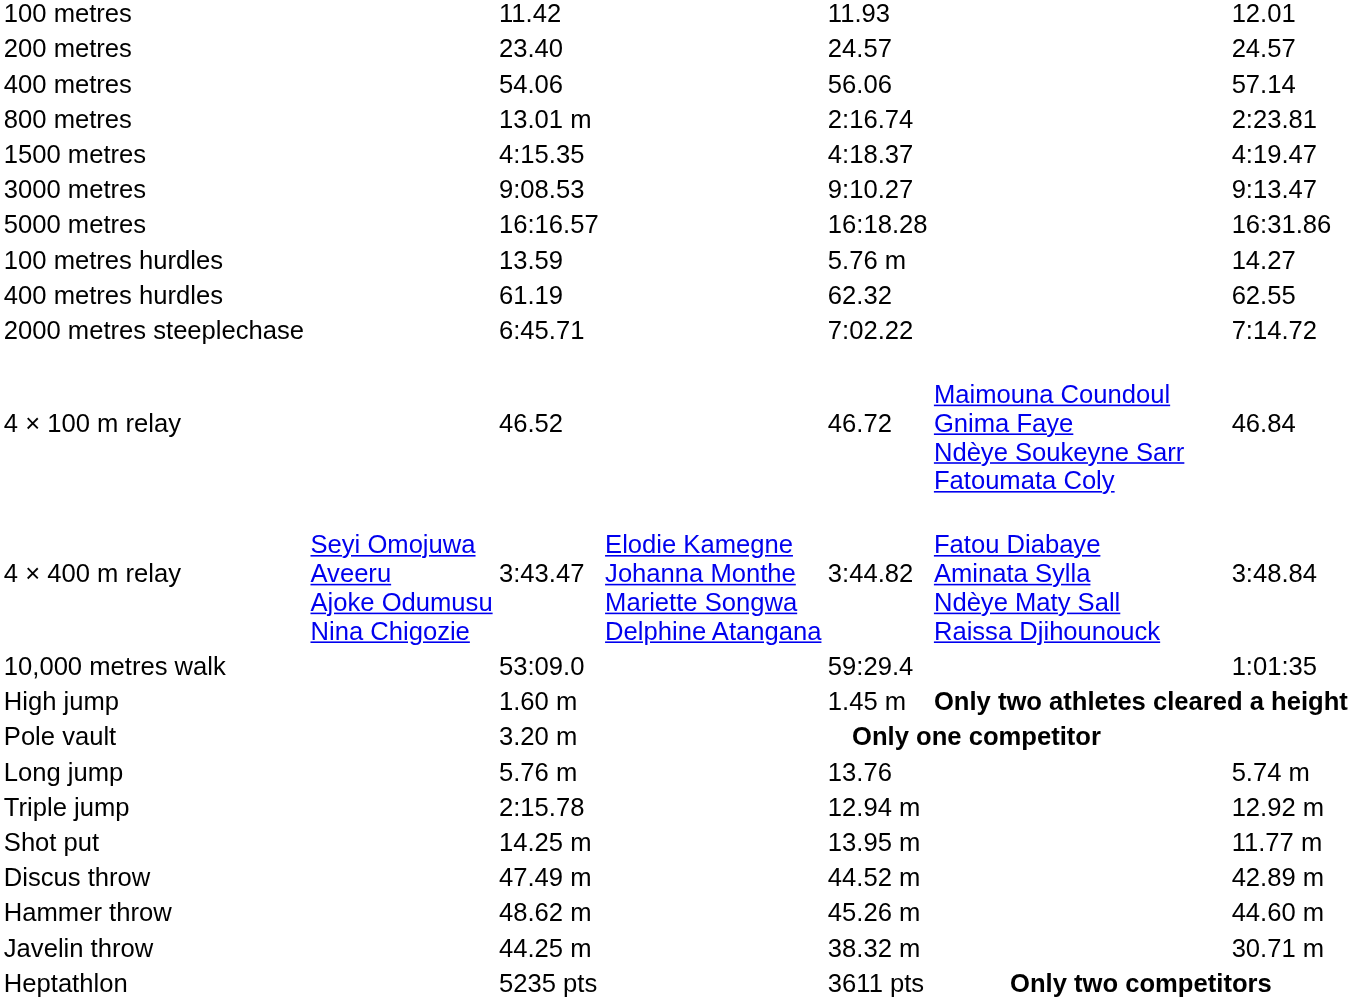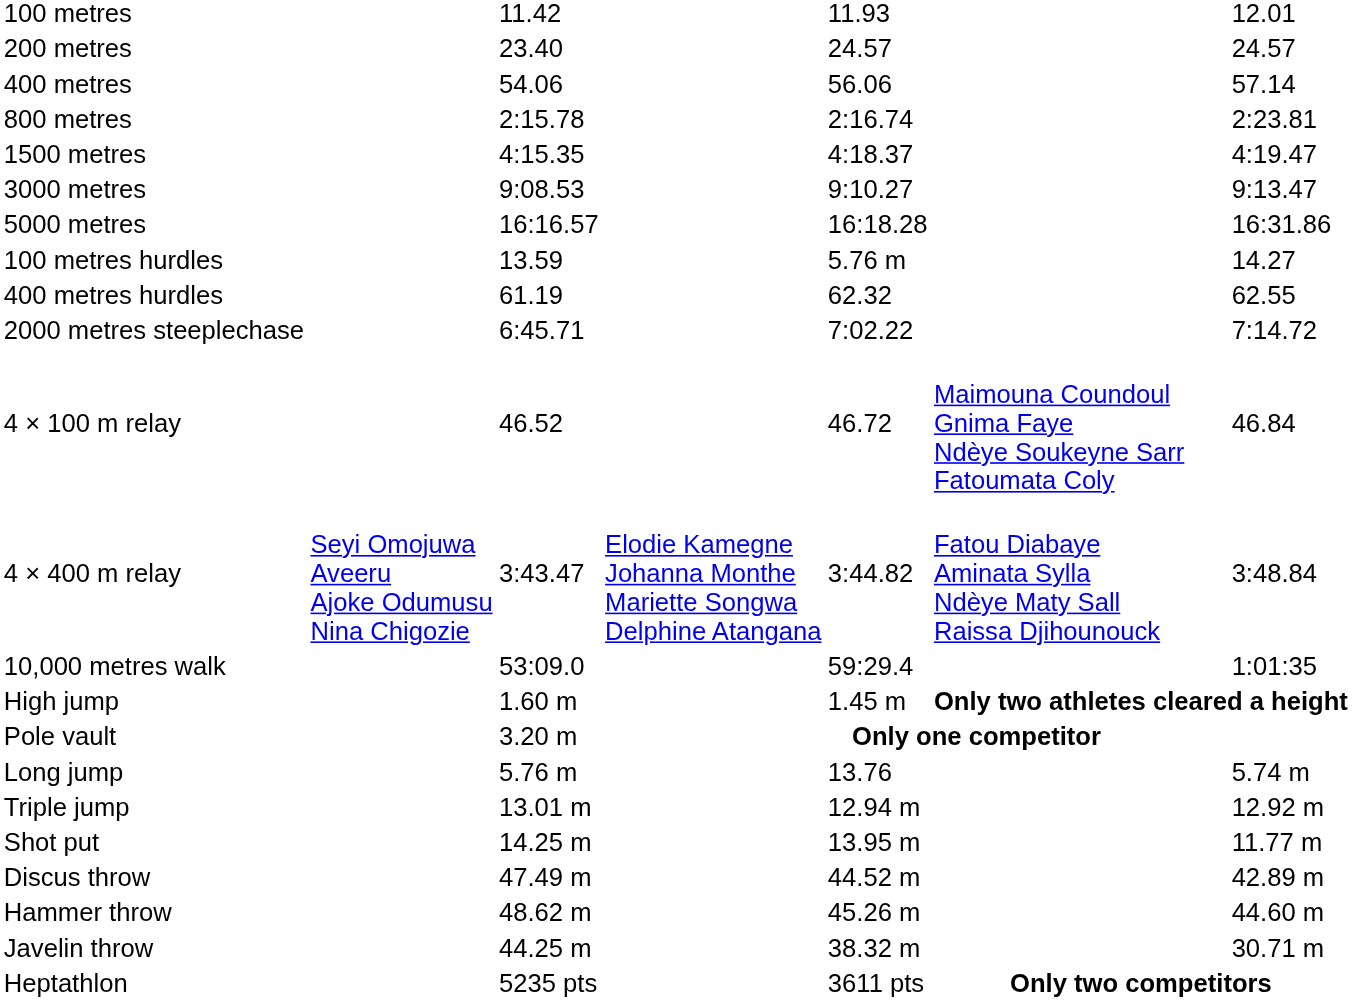(545, 119) 13.01 m -> (542, 119) 2:15.78
(542, 807) 2:15.78 -> (545, 807) 13.01 m
